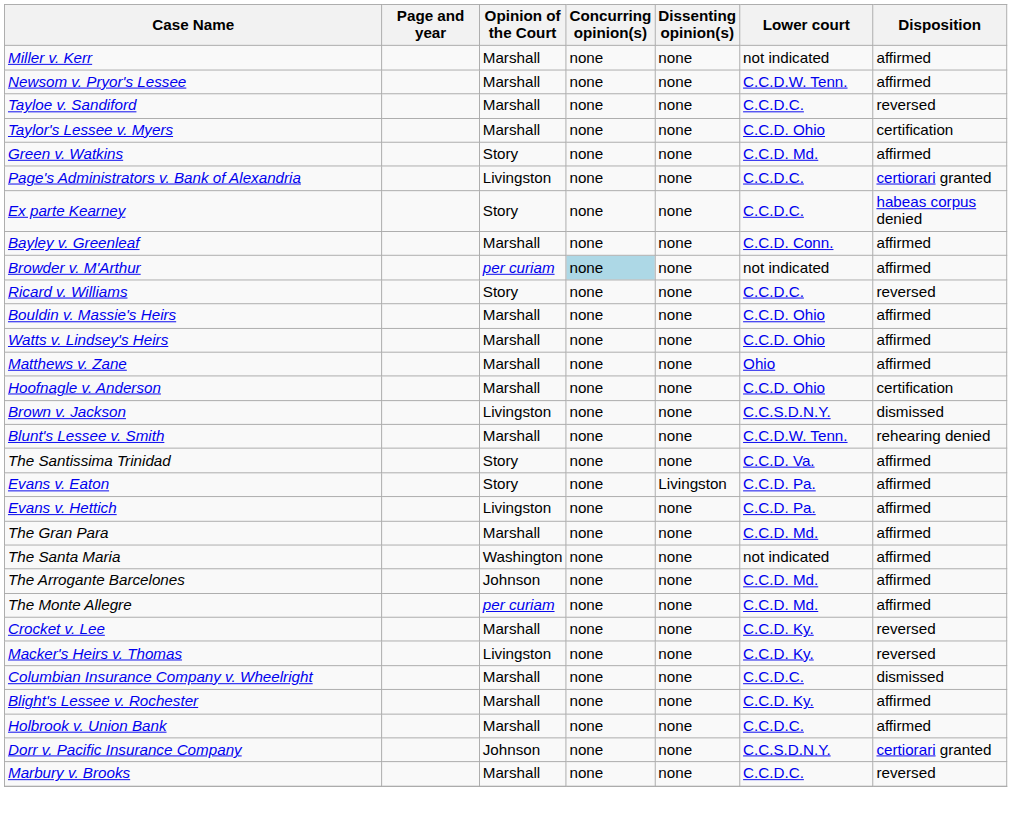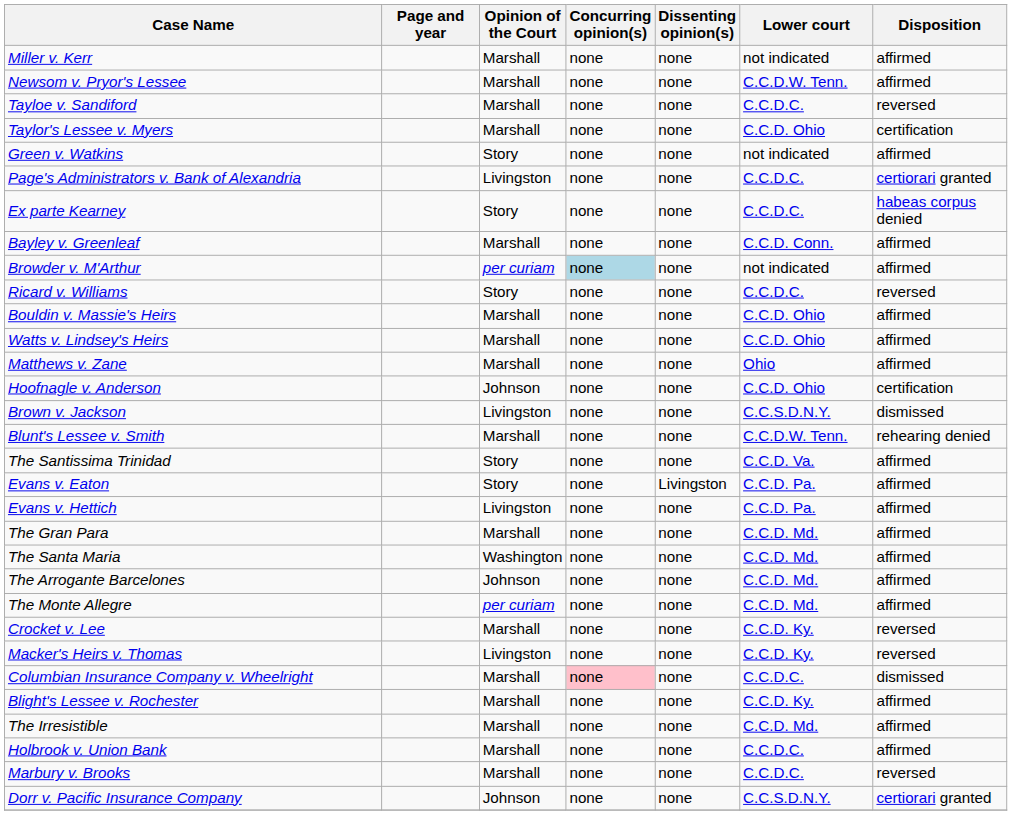(781, 154) C.C.D. Md. -> (786, 154) not indicated
(511, 388) Marshall -> (511, 388) Johnson
(786, 556) not indicated -> (781, 556) C.C.D. Md.
(586, 677) no background -> (586, 677) pink background
+ row: (58, 725)
rows swapped: (69, 773) <-> (125, 749)
